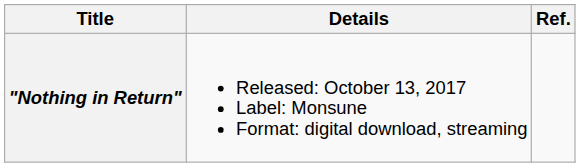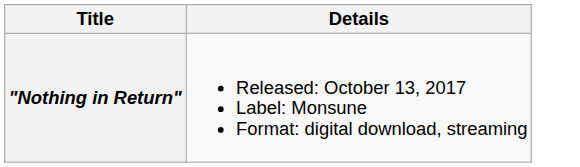- column: (553, 19)
